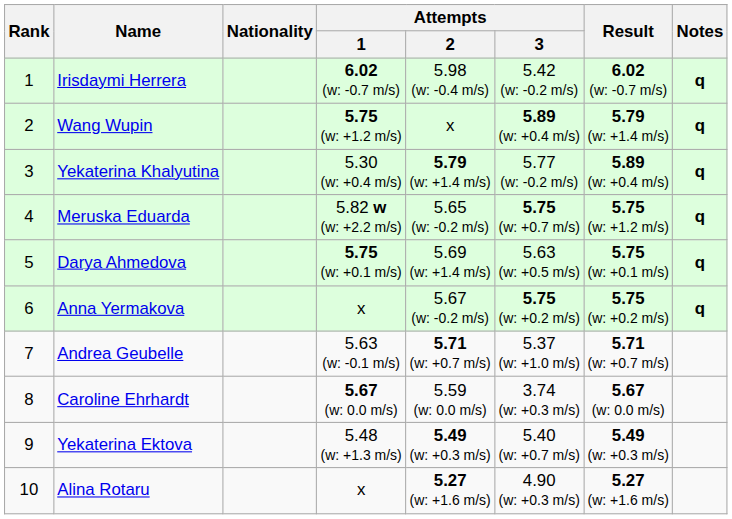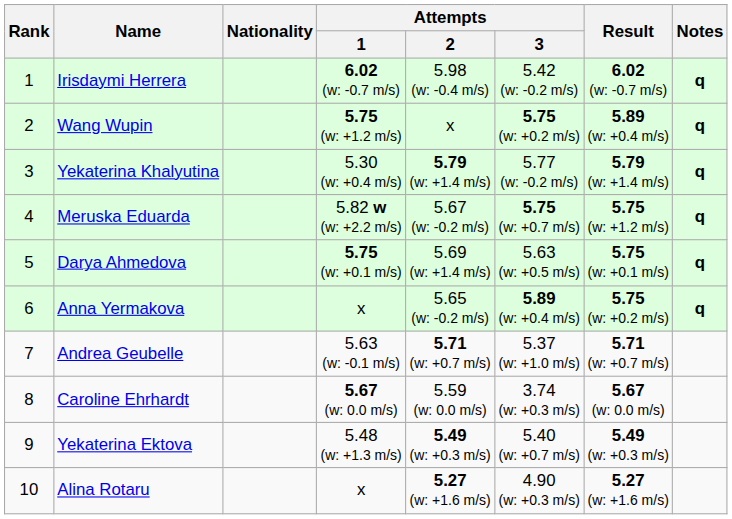(539, 126) 5.89 (w: +0.4 m/s) -> (539, 126) 5.75 (w: +0.2 m/s)
(628, 126) 5.79 (w: +1.4 m/s) -> (628, 126) 5.89 (w: +0.4 m/s)
(628, 171) 5.89 (w: +0.4 m/s) -> (628, 171) 5.79 (w: +1.4 m/s)
(450, 217) 5.65 (w: -0.2 m/s) -> (450, 217) 5.67 (w: -0.2 m/s)
(450, 308) 5.67 (w: -0.2 m/s) -> (450, 308) 5.65 (w: -0.2 m/s)
(539, 308) 5.75 (w: +0.2 m/s) -> (539, 308) 5.89 (w: +0.4 m/s)
